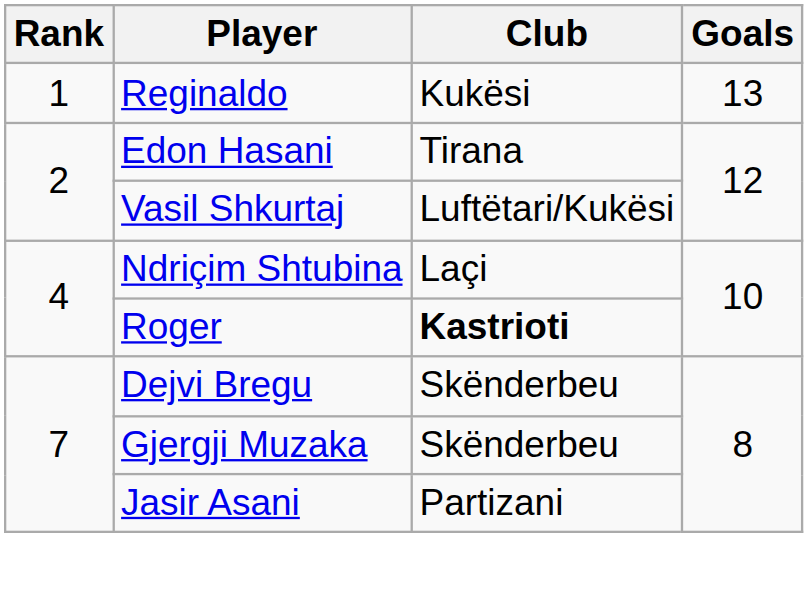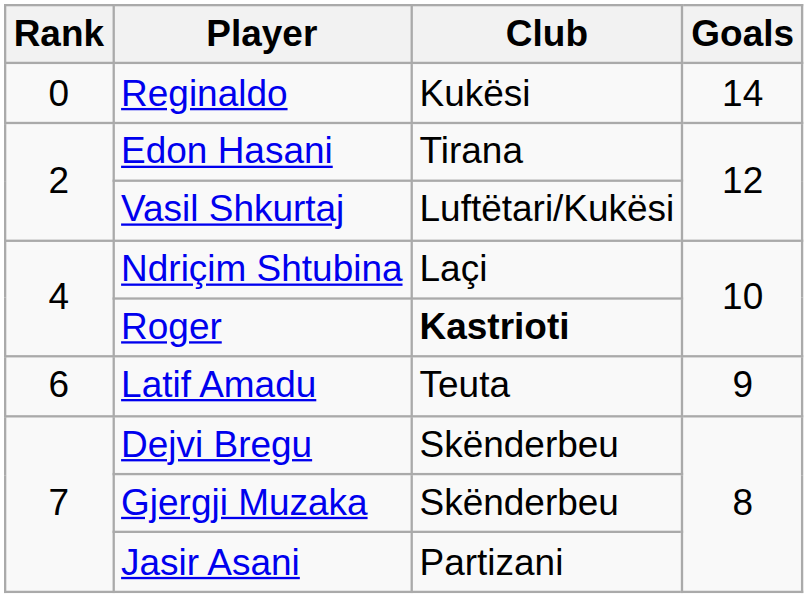(59, 92) 1 -> (59, 92) 0
(743, 92) 13 -> (743, 92) 14
+ row: (219, 385)
